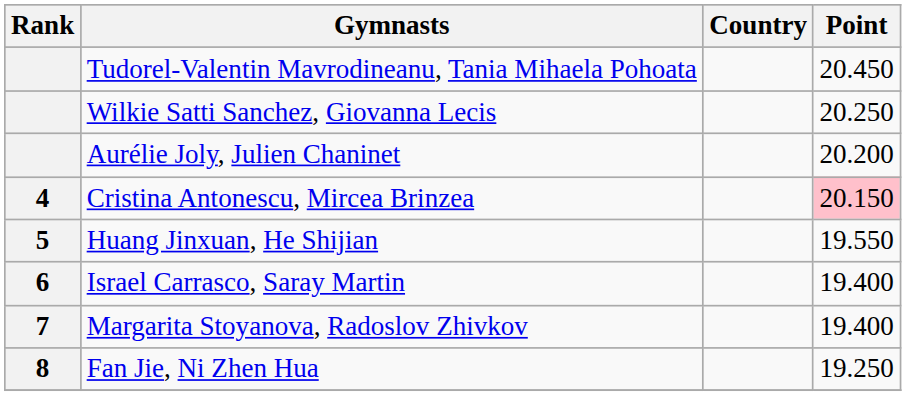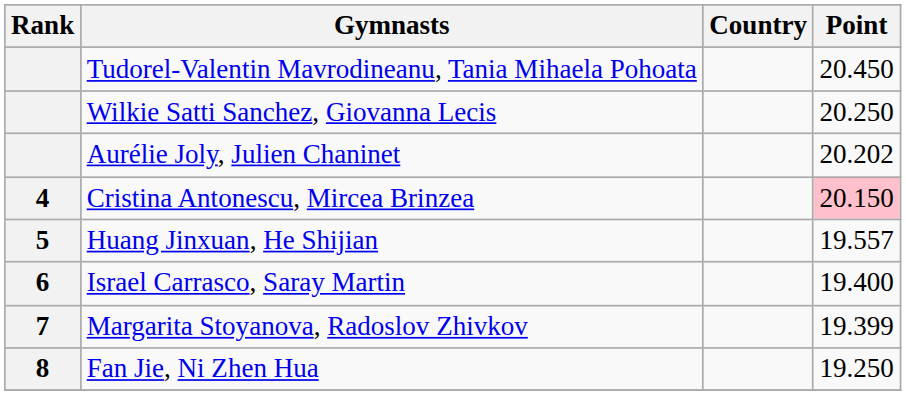(857, 154) 20.200 -> (857, 154) 20.202
(857, 240) 19.550 -> (857, 240) 19.557
(857, 326) 19.400 -> (857, 326) 19.399
